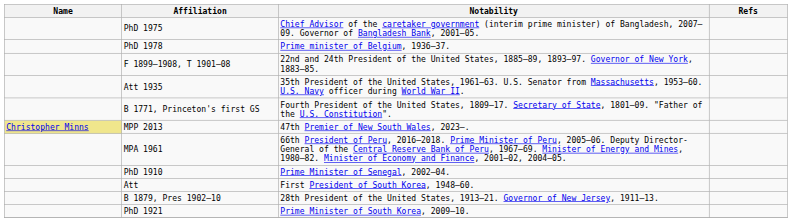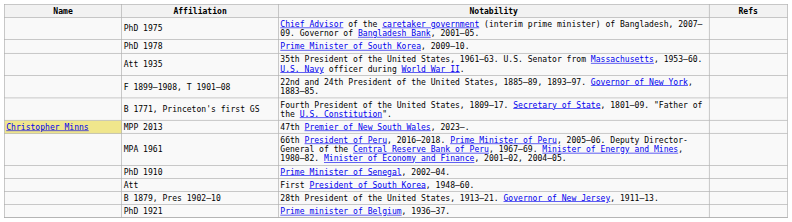(365, 46) Prime minister of Belgium, 1936–37. -> (375, 46) Prime Minister of South Korea, 2009–10.
rows swapped: (177, 64) <-> (143, 87)
(375, 211) Prime Minister of South Korea, 2009–10. -> (365, 211) Prime minister of Belgium, 1936–37.
